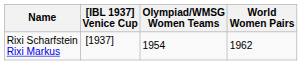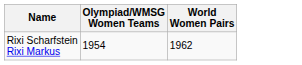- column: (110, 18)
